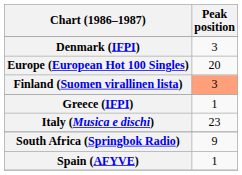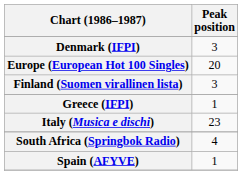(215, 84) lightsalmon background -> (215, 84) no background
(215, 141) 9 -> (215, 141) 4
